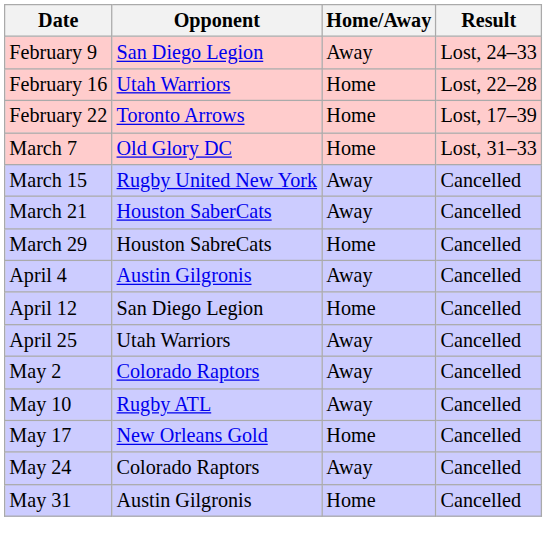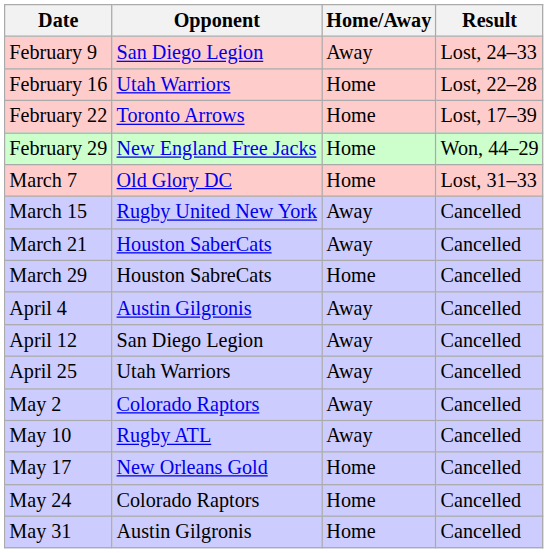+ row: (58, 148)
(351, 308) Home -> (349, 340) Away
(349, 468) Away -> (351, 500) Home
